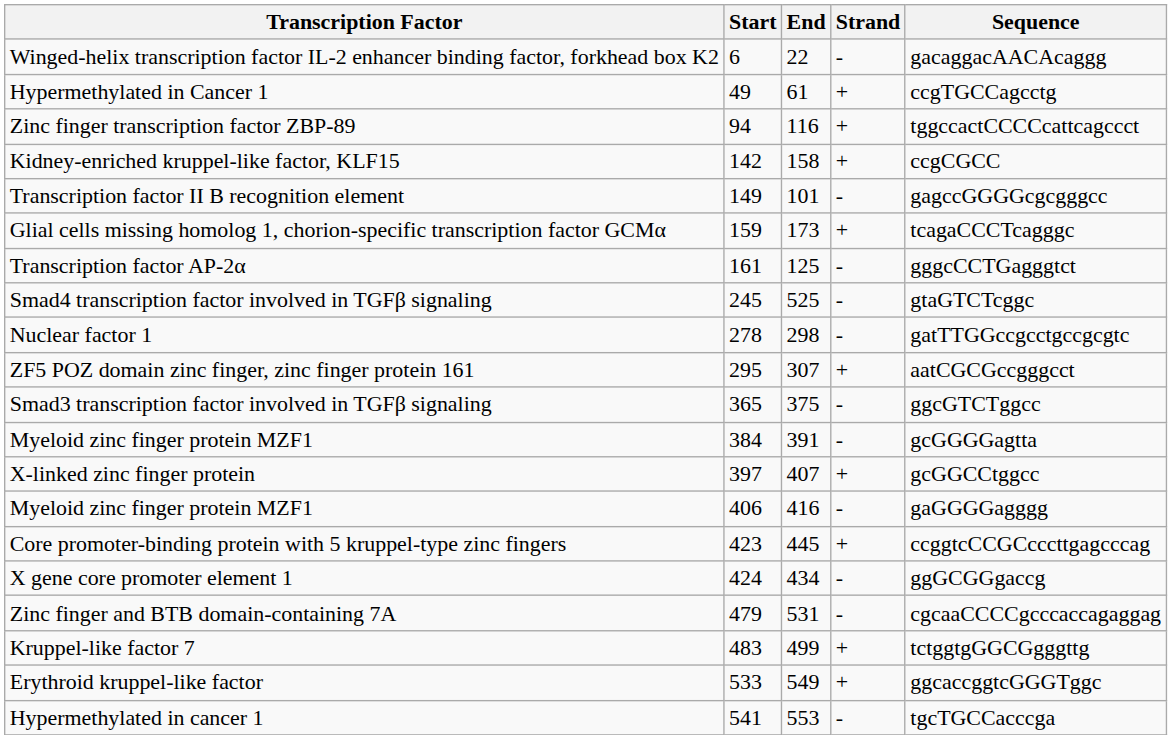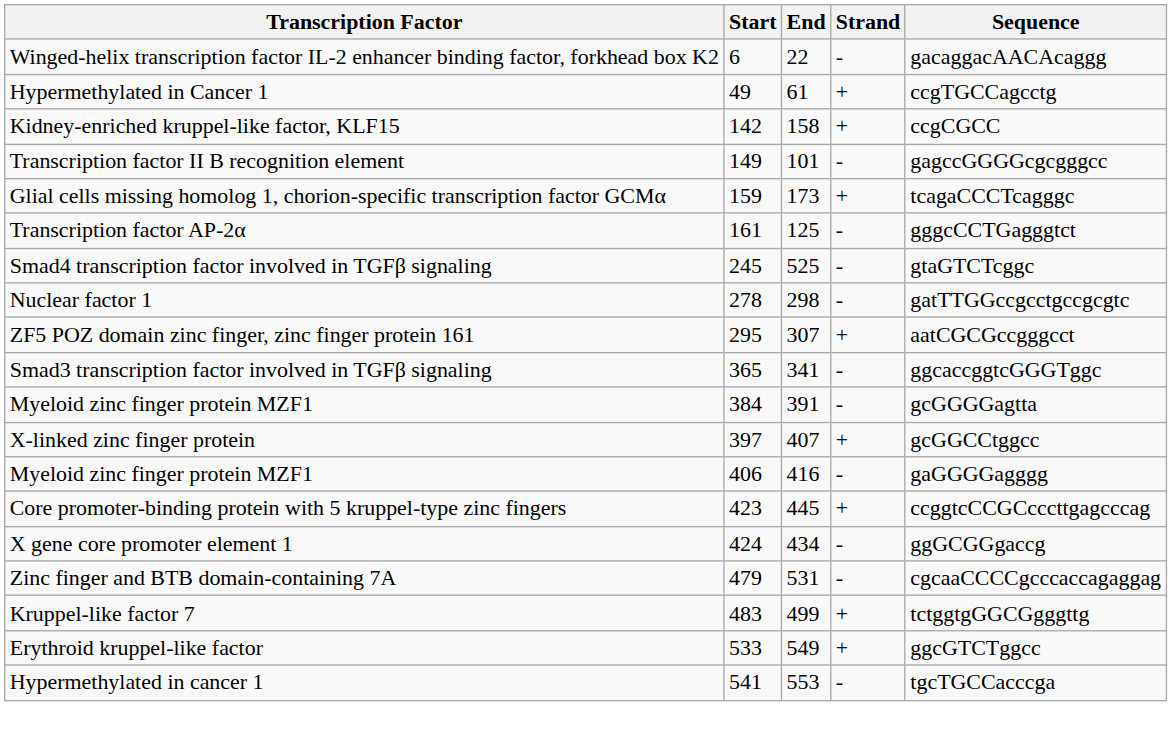- row: (183, 126)
(803, 404) 375 -> (803, 369) 341
(975, 404) ggcGTCTggcc -> (1006, 369) ggcaccggtcGGGTggc
(1006, 682) ggcaccggtcGGGTggc -> (975, 647) ggcGTCTggcc
